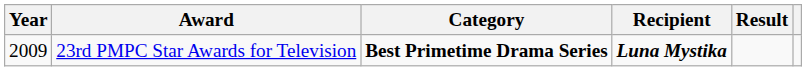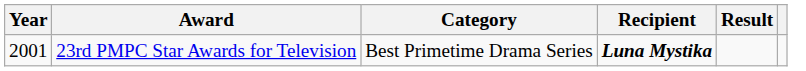(28, 50) 2009 -> (28, 50) 2001
(486, 50) bold -> (479, 50) normal
